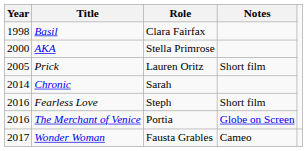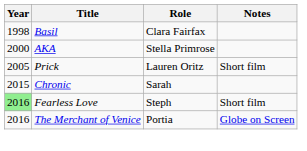(18, 84) 2014 -> (18, 84) 2015
(18, 102) no background -> (18, 102) lightgreen background
- row: (70, 137)
